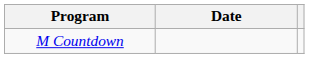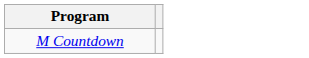- column: (226, 16)
